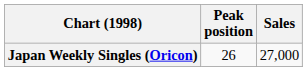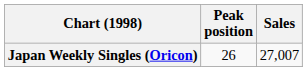(279, 54) 27,000 -> (279, 54) 27,007
